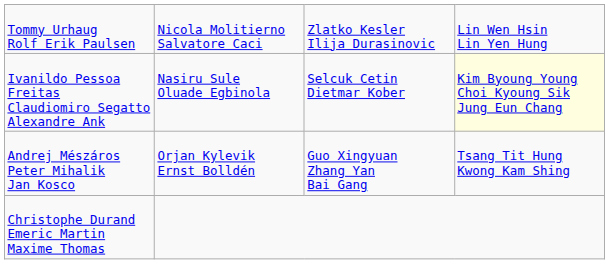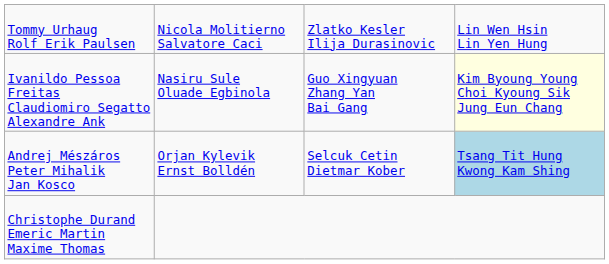(356, 85) Selcuk Cetin Dietmar Kober -> (352, 93) Guo Xingyuan Zhang Yan Bai Gang
(352, 171) Guo Xingyuan Zhang Yan Bai Gang -> (356, 163) Selcuk Cetin Dietmar Kober
(514, 163) no background -> (514, 163) lightblue background
